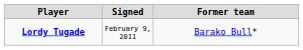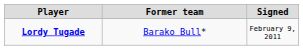columns swapped: (128, 11) <-> (226, 11)
